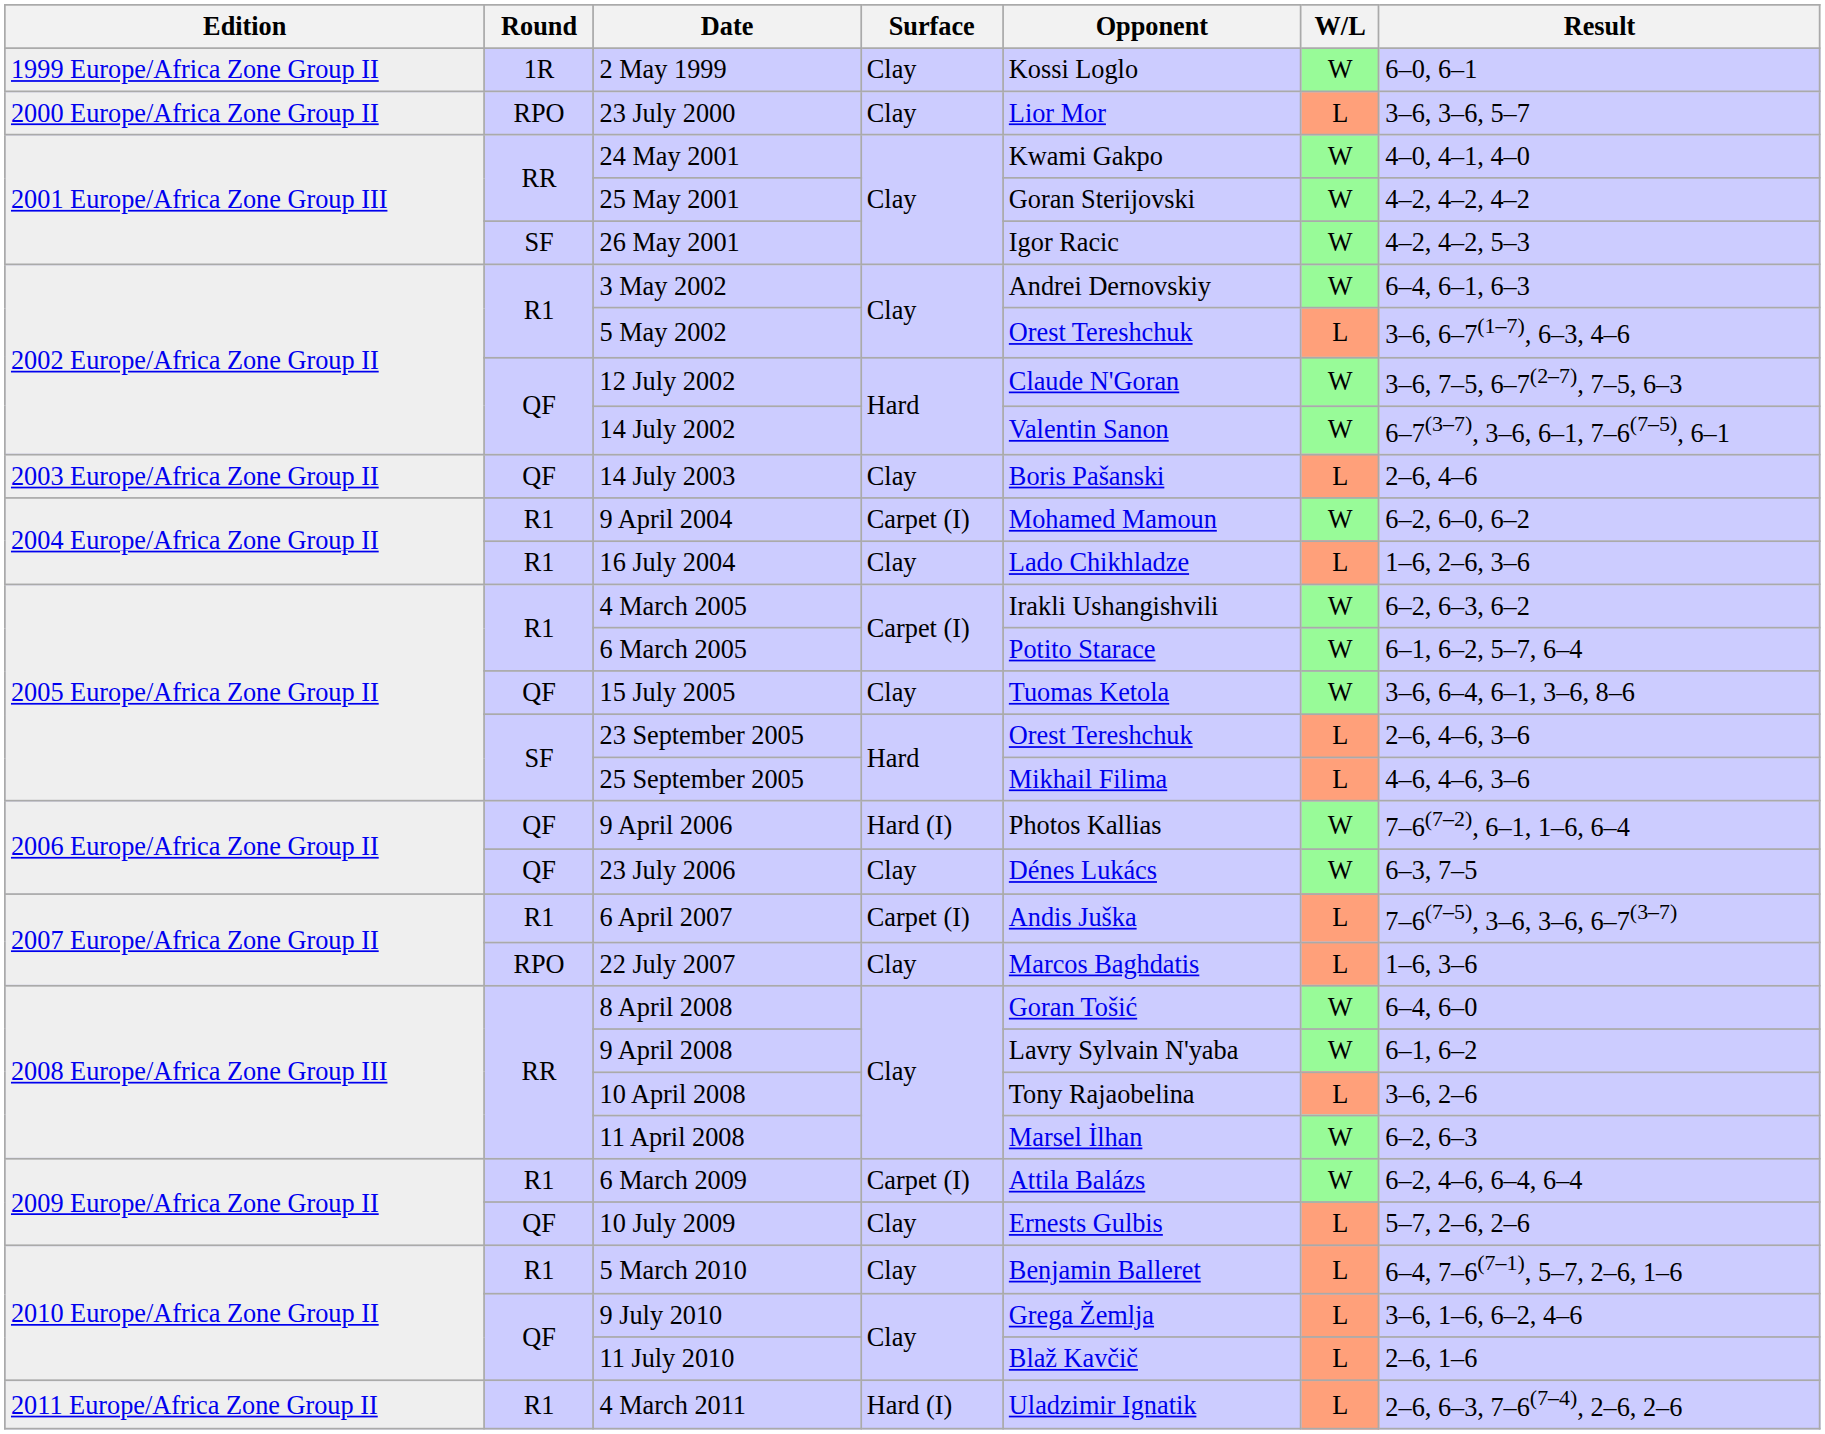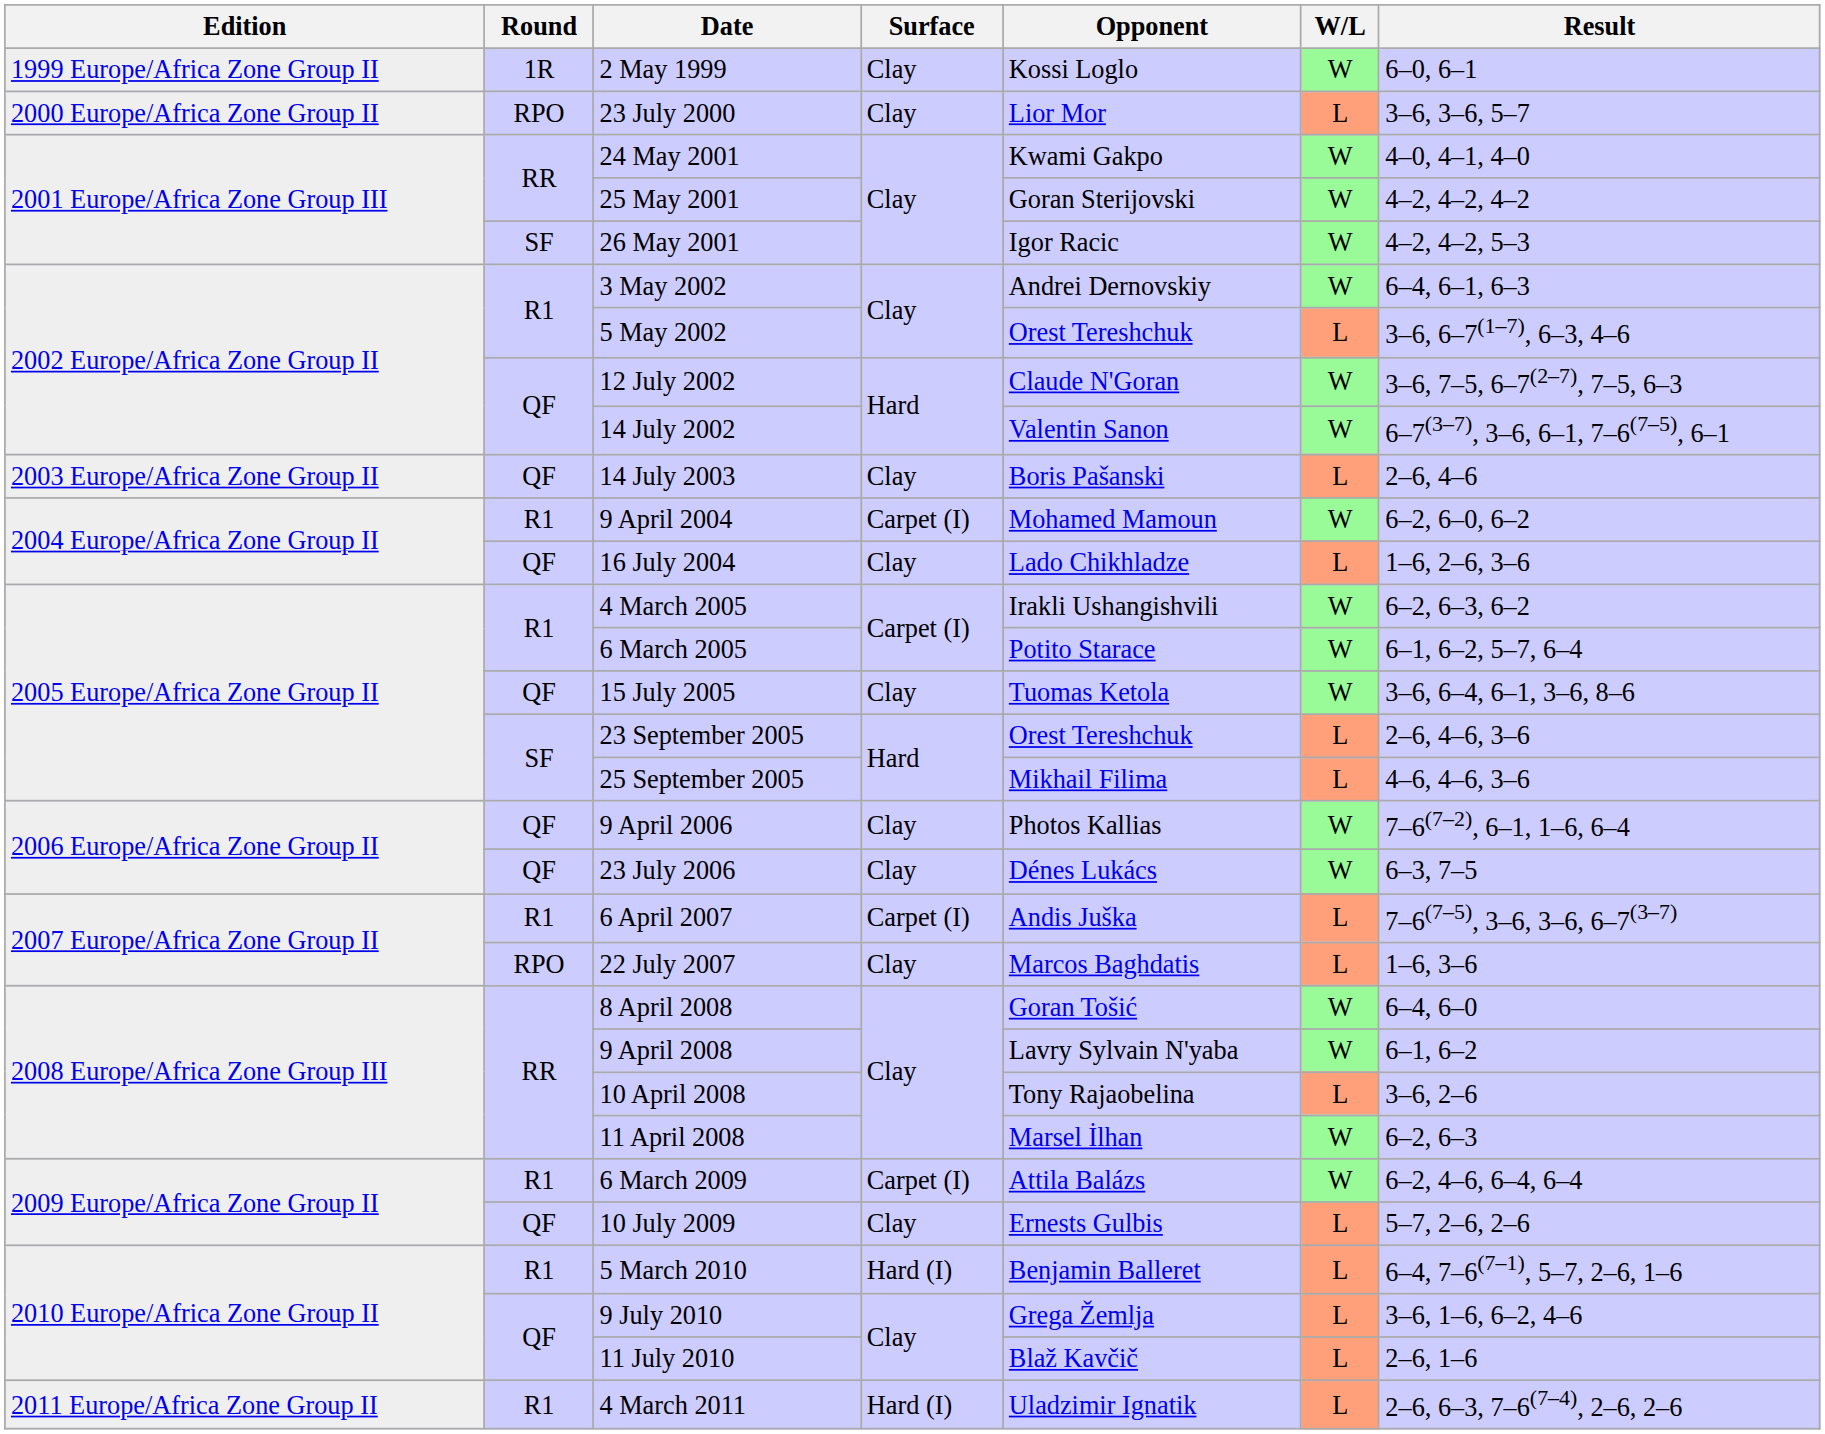(539, 562) R1 -> (539, 562) QF
(910, 825) Hard (I) -> (892, 825) Clay
(892, 1269) Clay -> (910, 1269) Hard (I)
